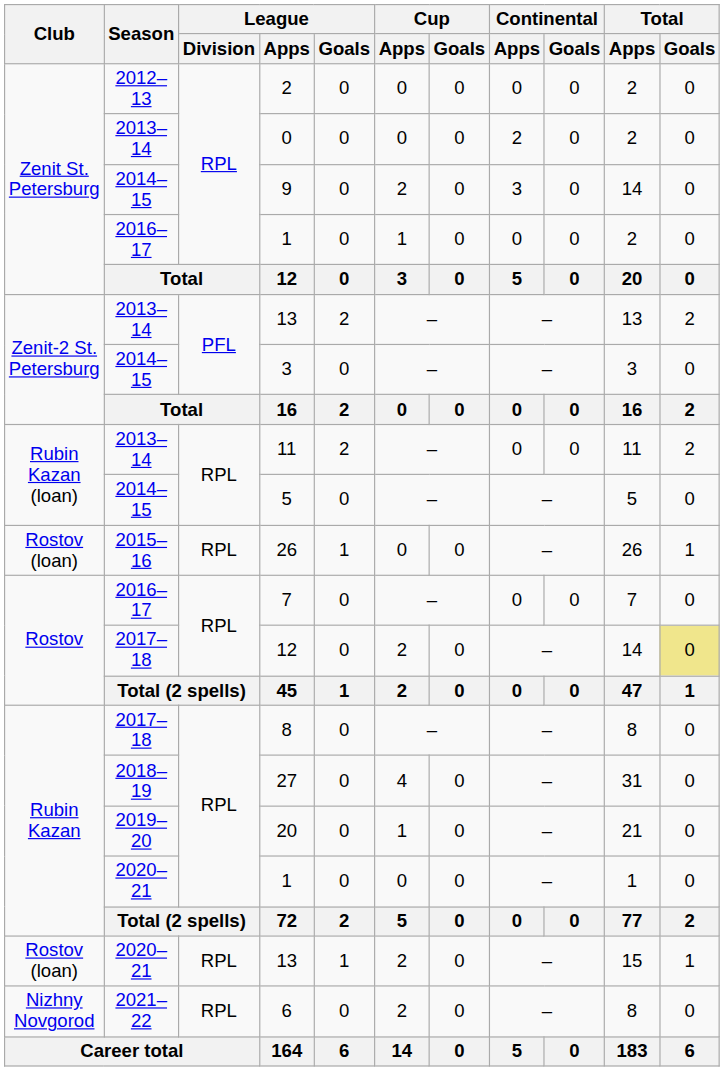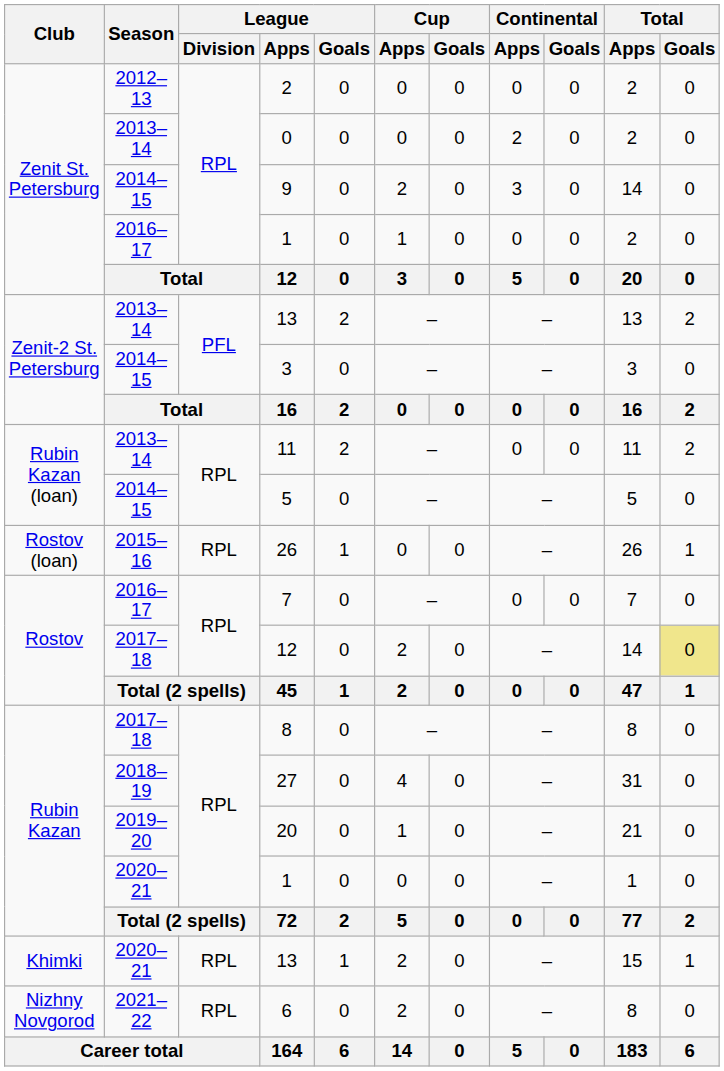(54, 960) Rostov (loan) -> (54, 960) Khimki
